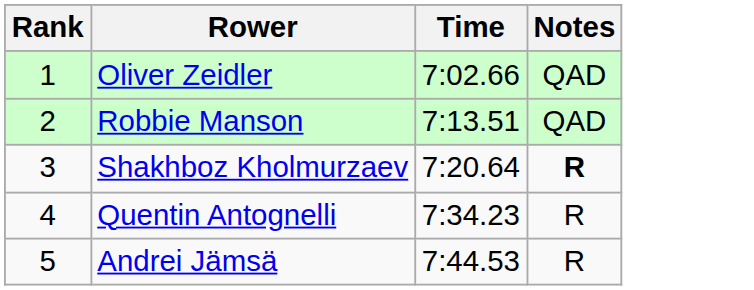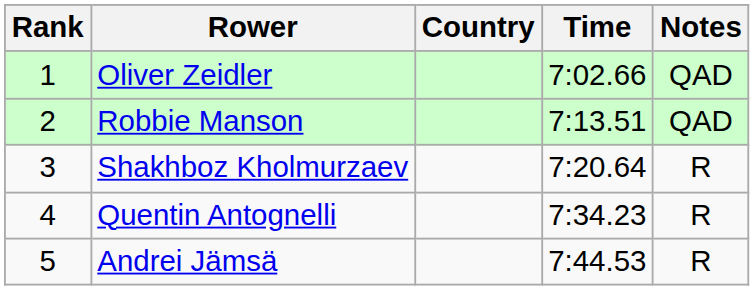+ column: (478, 27)
(574, 167) bold -> (701, 167) normal
